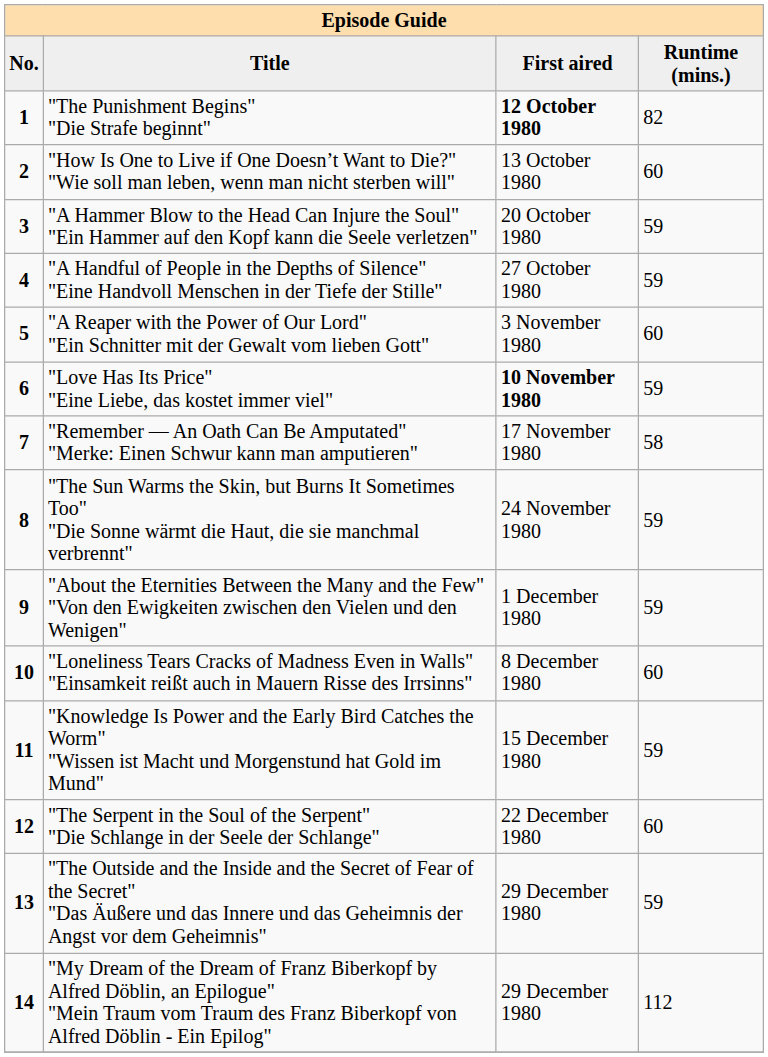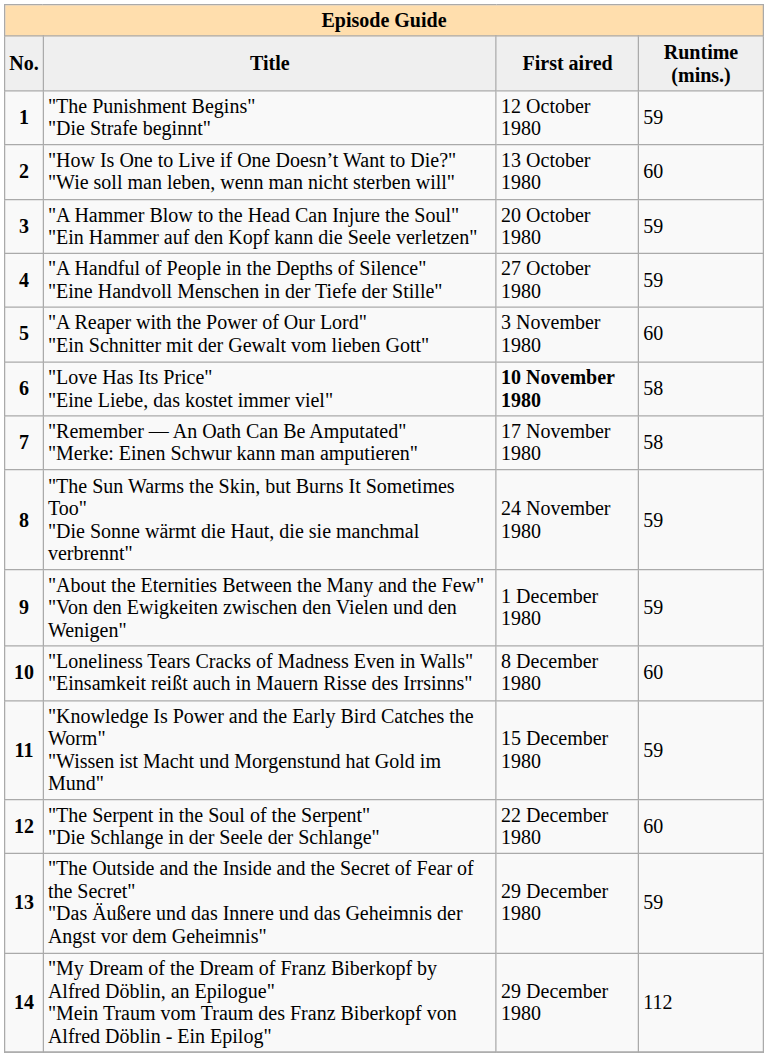(548, 117) bold -> (546, 117) normal
(653, 117) 82 -> (653, 117) 59
(653, 388) 59 -> (653, 388) 58
